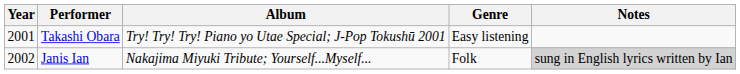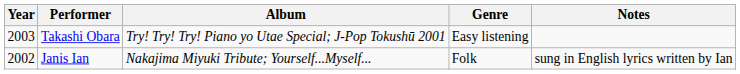(21, 36) 2001 -> (21, 36) 2003
(634, 58) lightgrey background -> (634, 58) no background
